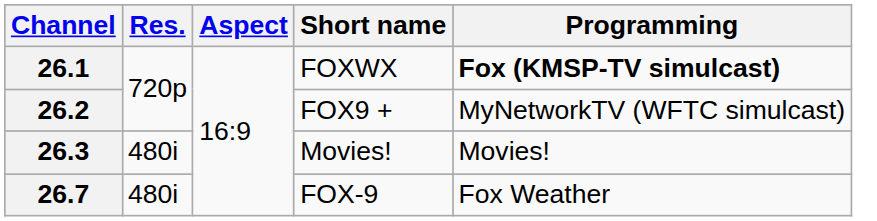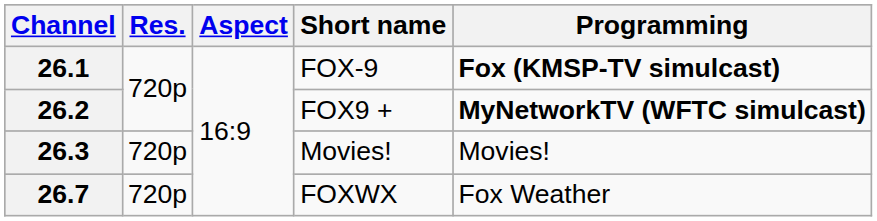(349, 67) FOXWX -> (339, 67) FOX-9
(652, 109) normal -> (662, 109) bold
(153, 151) 480i -> (158, 151) 720p
(153, 194) 480i -> (158, 194) 720p
(339, 194) FOX-9 -> (349, 194) FOXWX
